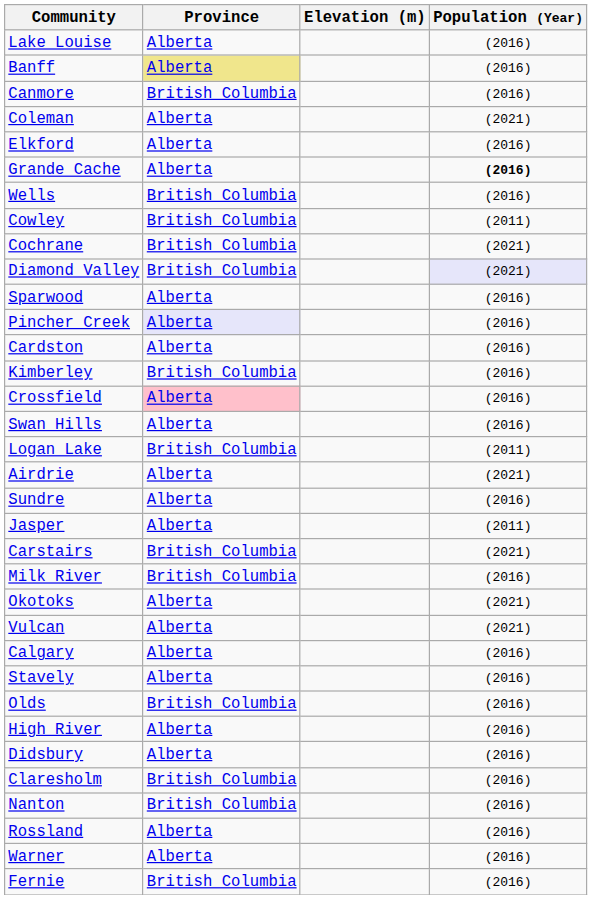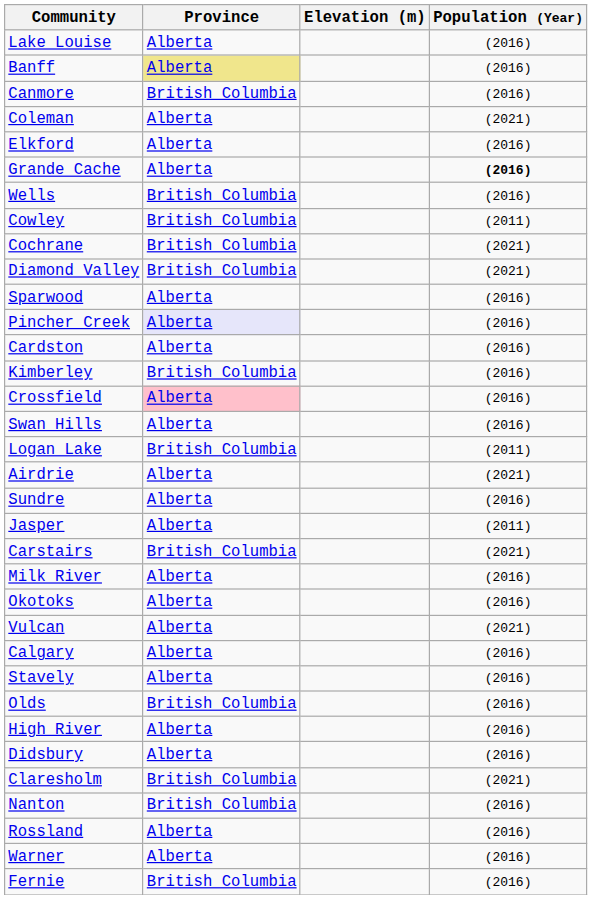(508, 272) lavender background -> (508, 272) no background
(222, 577) British Columbia -> (180, 577) Alberta
(508, 603) (2021) -> (508, 603) (2016)
(508, 781) (2016) -> (508, 781) (2021)
